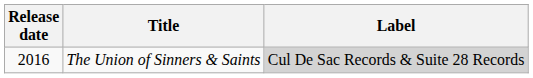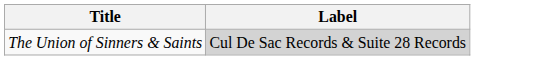- column: (34, 25)
